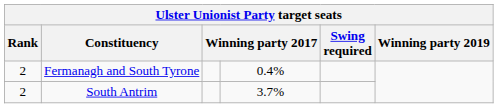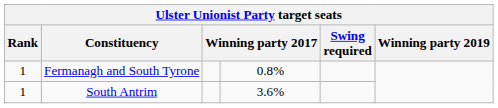(23, 71) 2 -> (23, 71) 1
(270, 71) 0.4% -> (270, 71) 0.8%
(23, 92) 2 -> (23, 92) 1
(270, 92) 3.7% -> (270, 92) 3.6%
